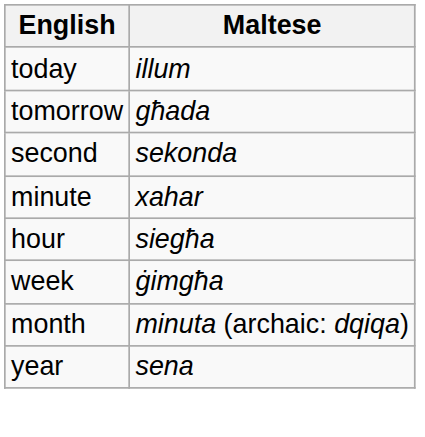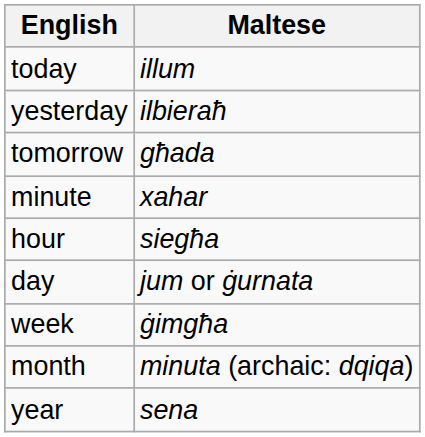+ row: (69, 111)
- row: (54, 153)
+ row: (33, 281)
